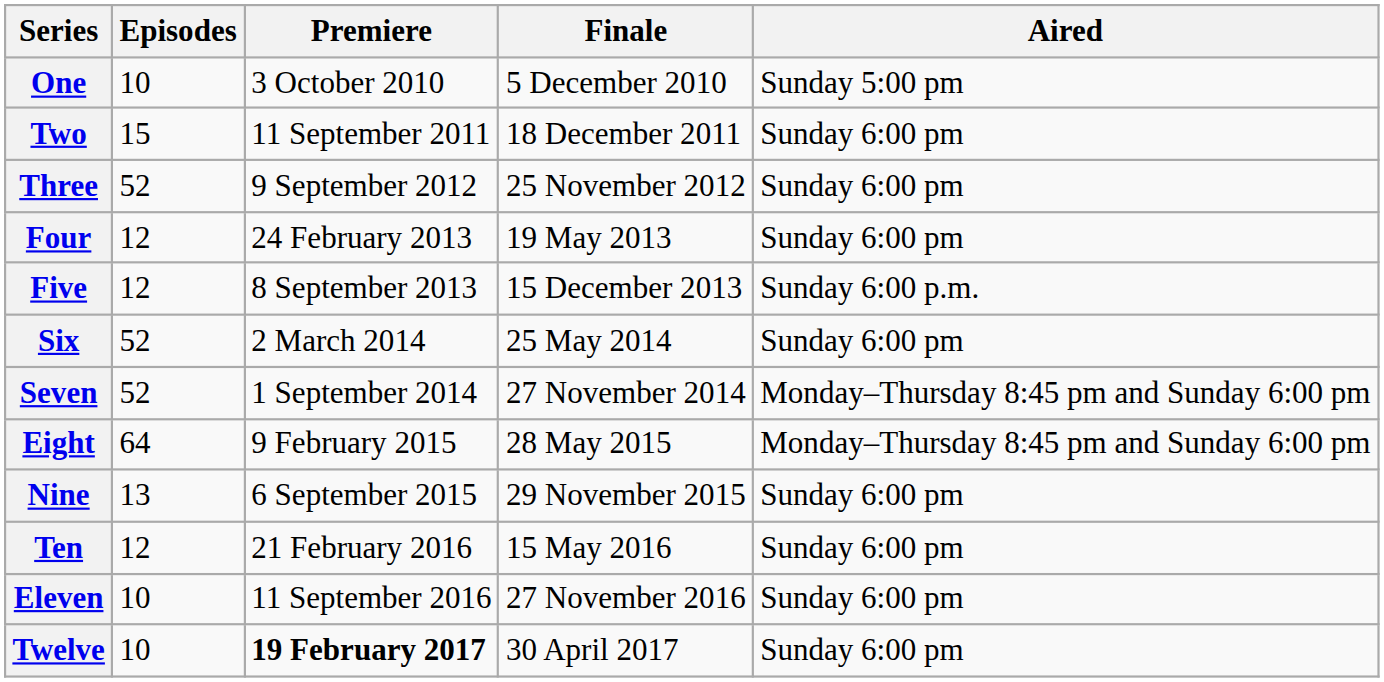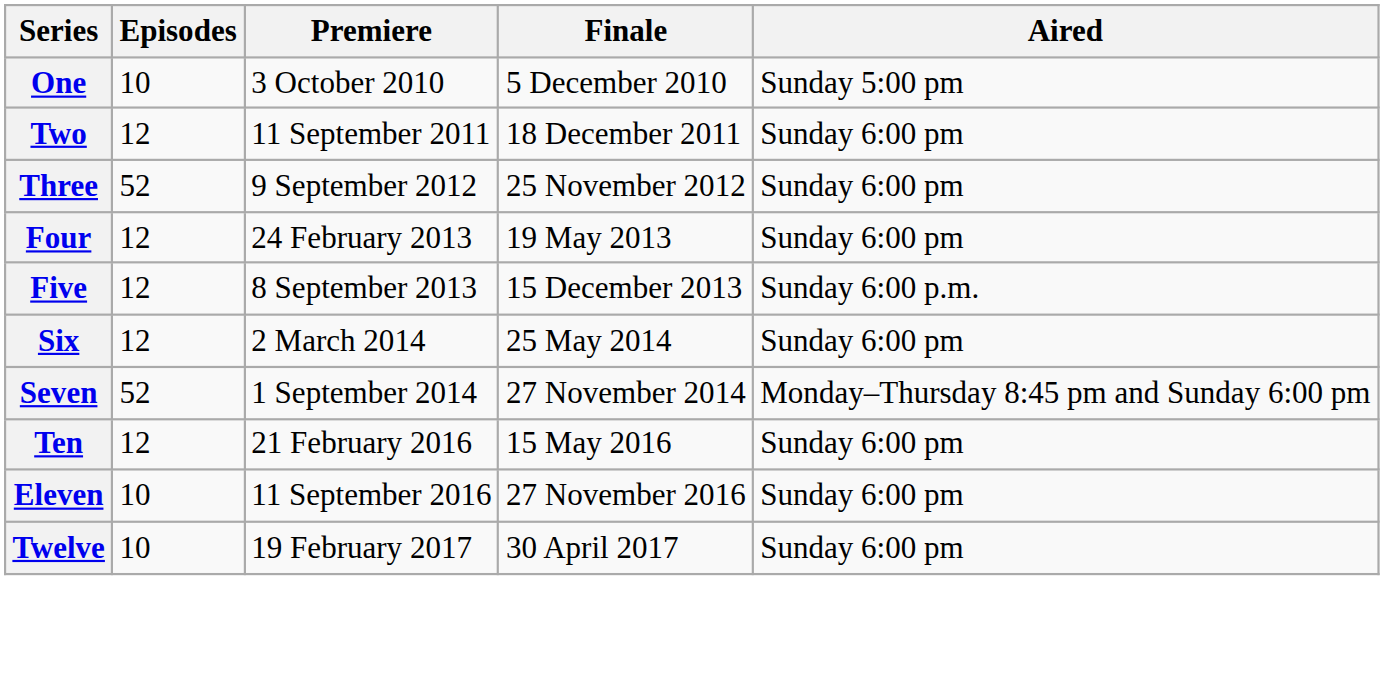(135, 133) 15 -> (135, 133) 12
(135, 340) 52 -> (135, 340) 12
- row: (59, 443)
- row: (59, 495)
(369, 650) bold -> (362, 546) normal
